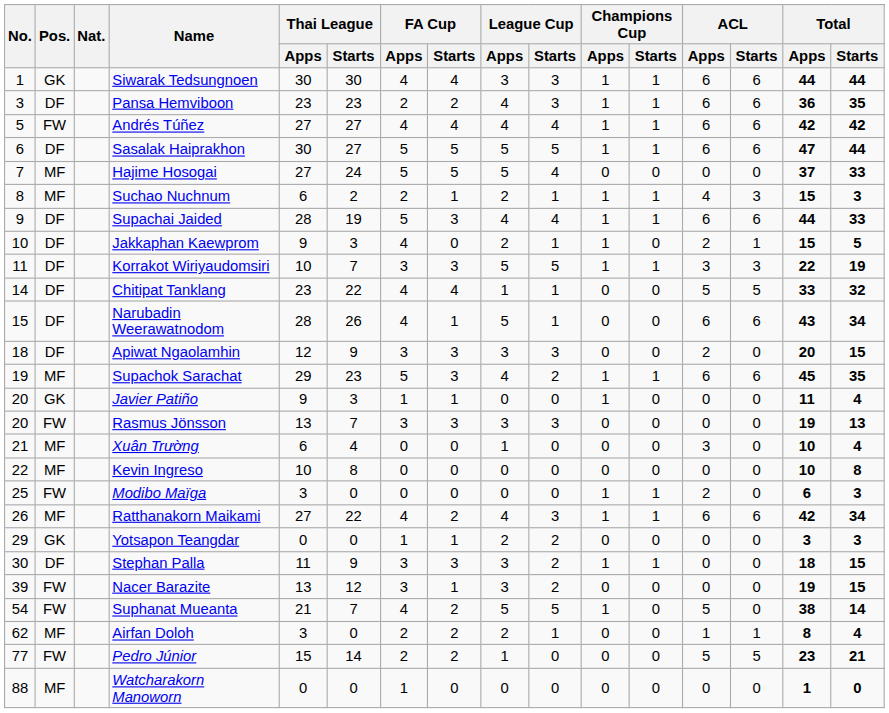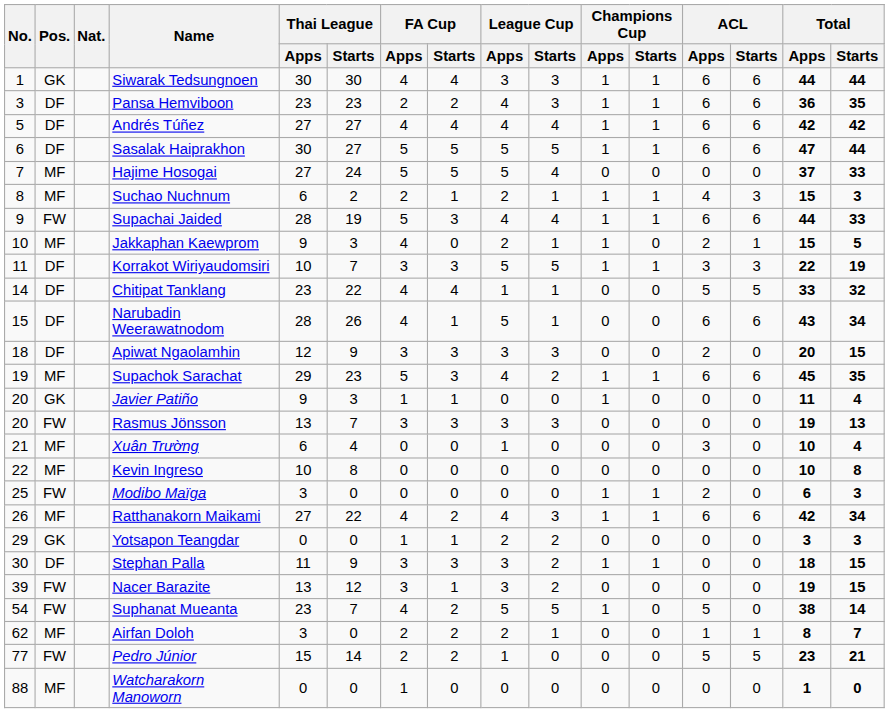(55, 126) FW -> (55, 126) DF
(55, 219) DF -> (55, 219) FW
(55, 242) DF -> (55, 242) MF
(303, 609) 21 -> (303, 609) 23
(857, 633) 4 -> (857, 633) 7
